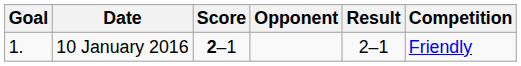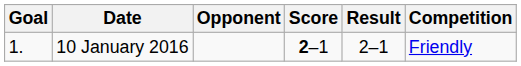columns swapped: (296, 18) <-> (221, 18)
